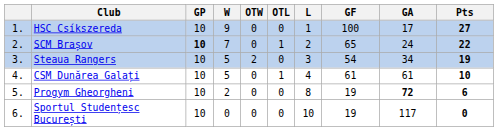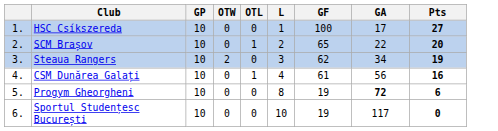- column: (227, 12)
(200, 44) bold -> (200, 44) normal
(408, 44) 24 -> (380, 44) 22
(465, 44) 22 -> (438, 44) 20
(350, 60) 54 -> (323, 60) 62
(408, 76) 61 -> (380, 76) 56
(465, 76) 10 -> (438, 76) 16
